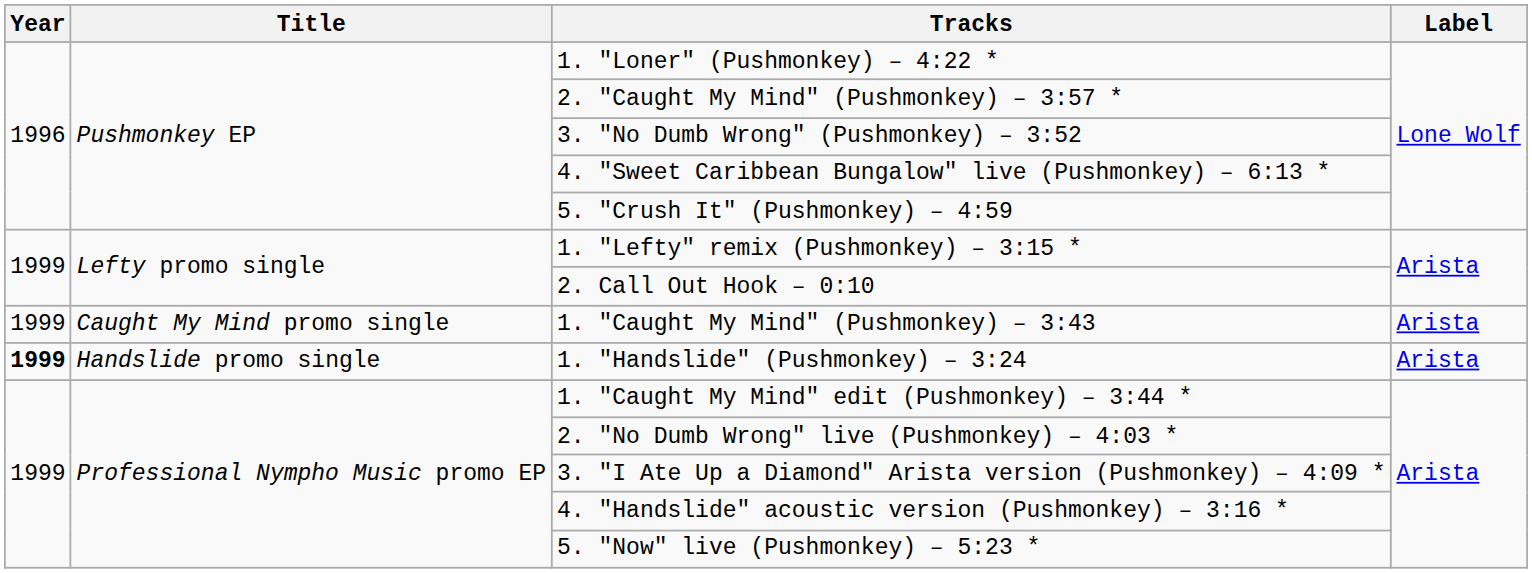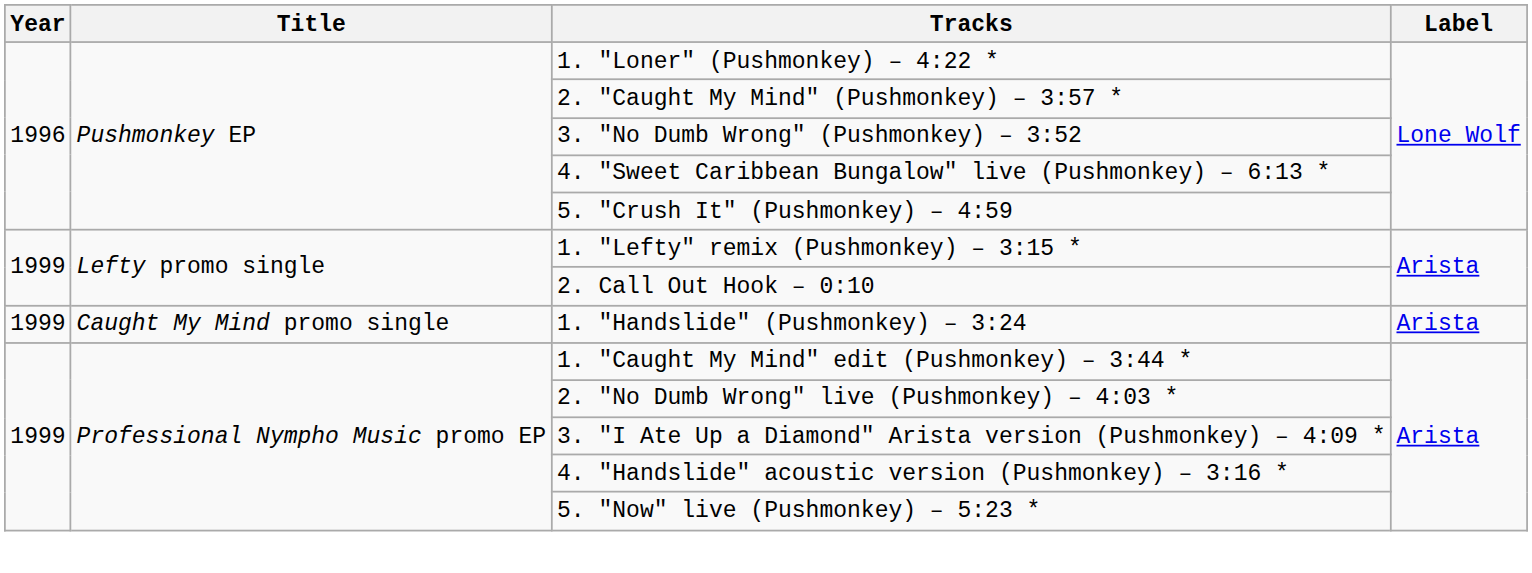- row: (826, 324)
(38, 361) bold -> (38, 324) normal
(228, 361) Handslide promo single -> (263, 324) Caught My Mind promo single
